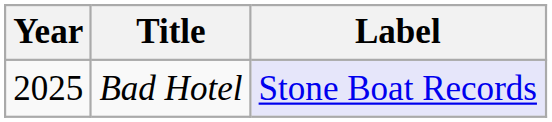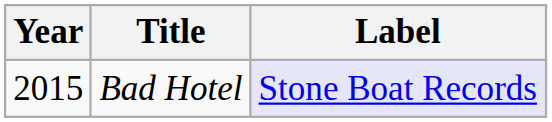(48, 87) 2025 -> (48, 87) 2015
